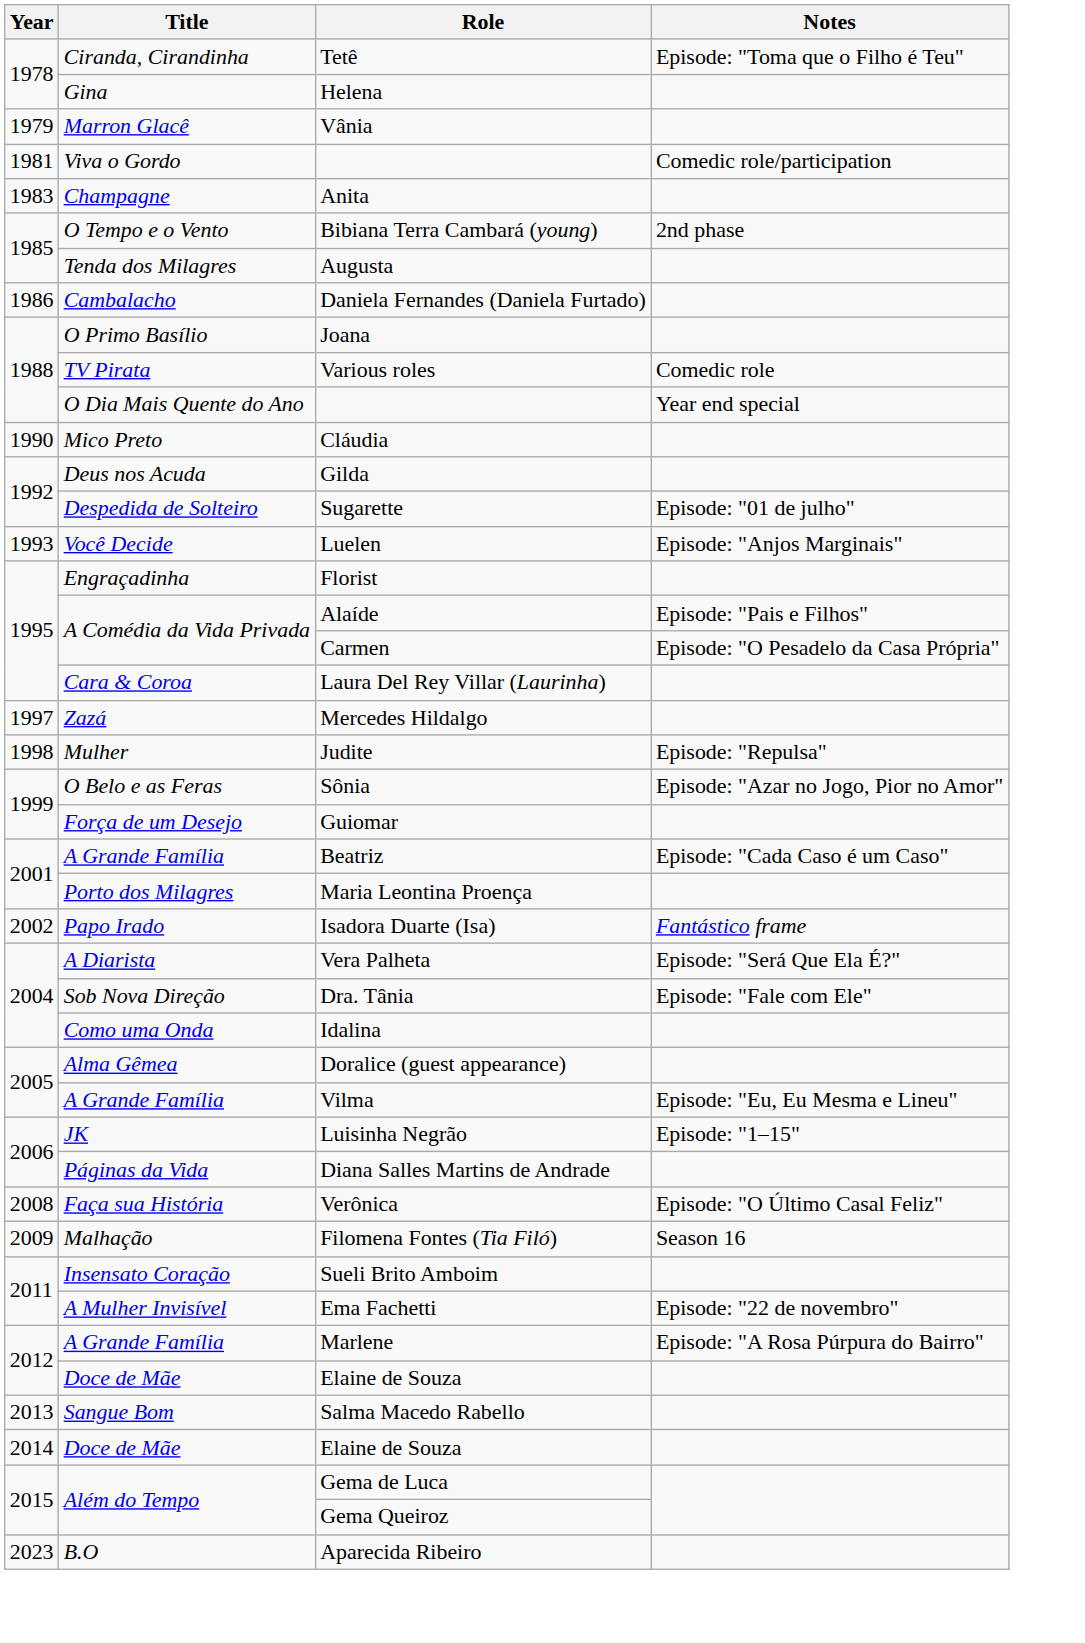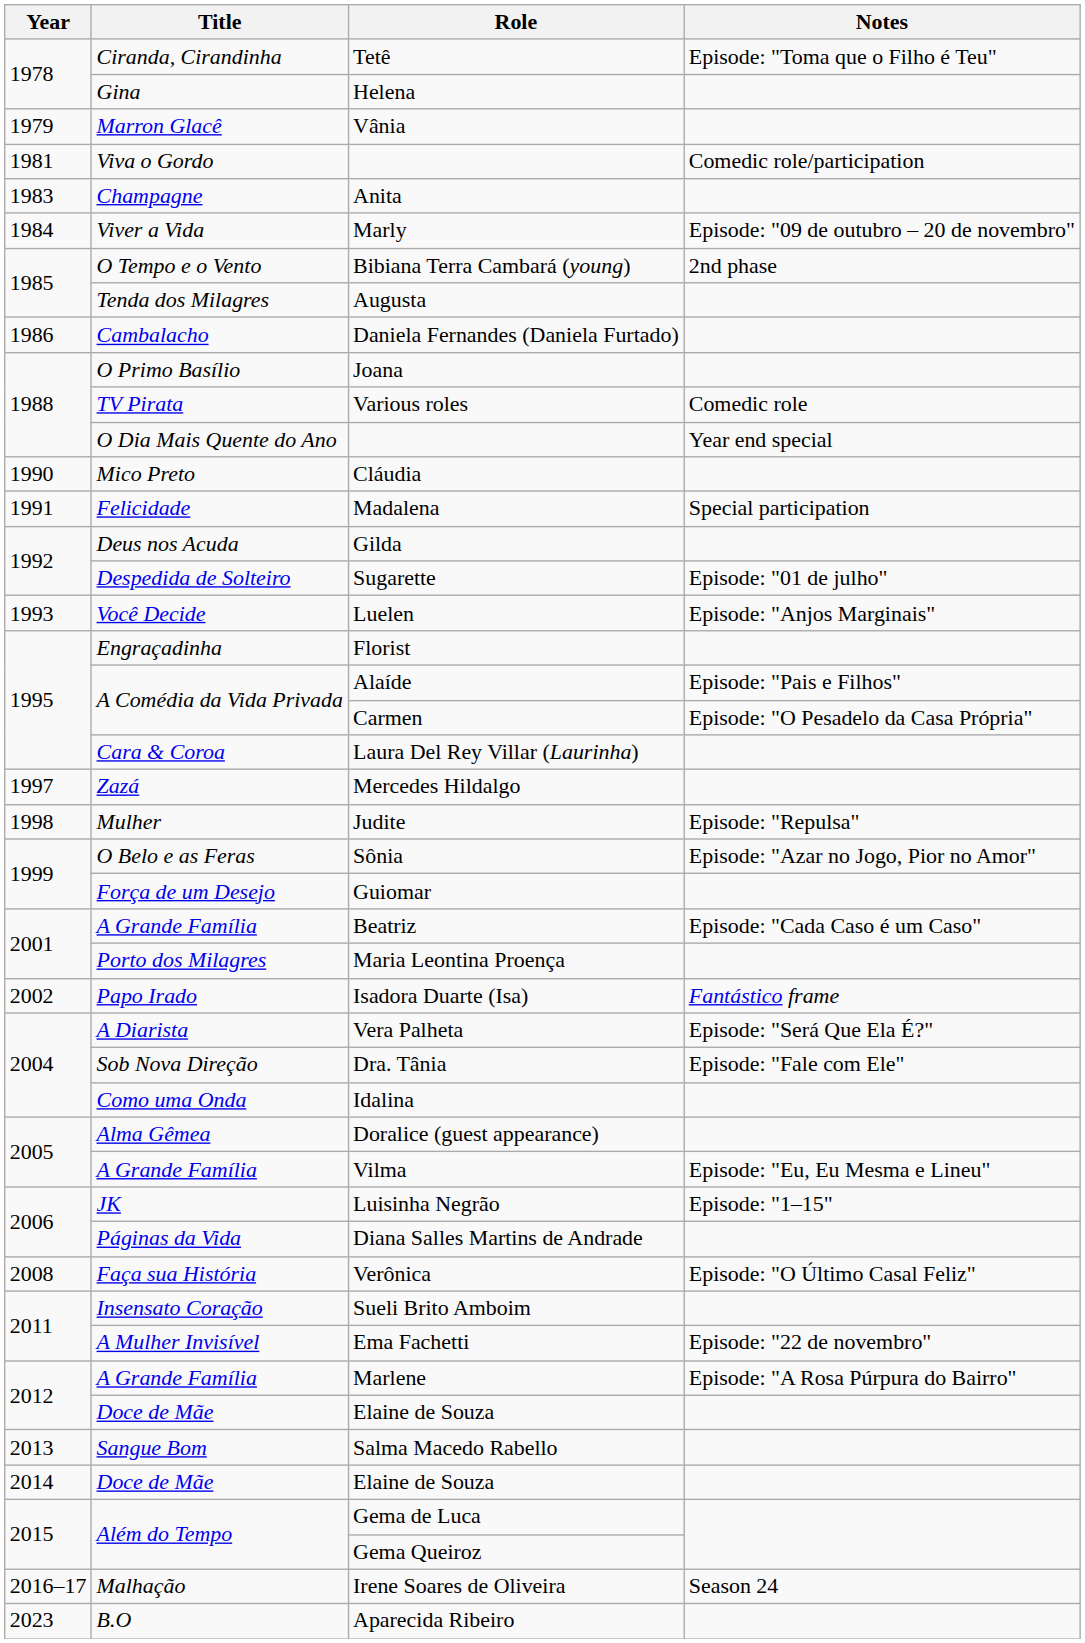+ row: (32, 230)
+ row: (32, 508)
- row: (32, 1238)
+ row: (48, 1586)
